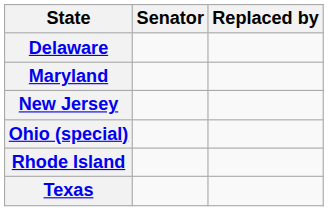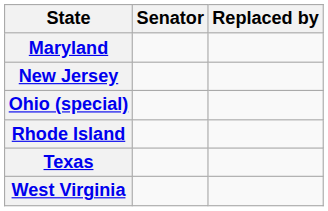- row: (69, 47)
+ row: (68, 190)
